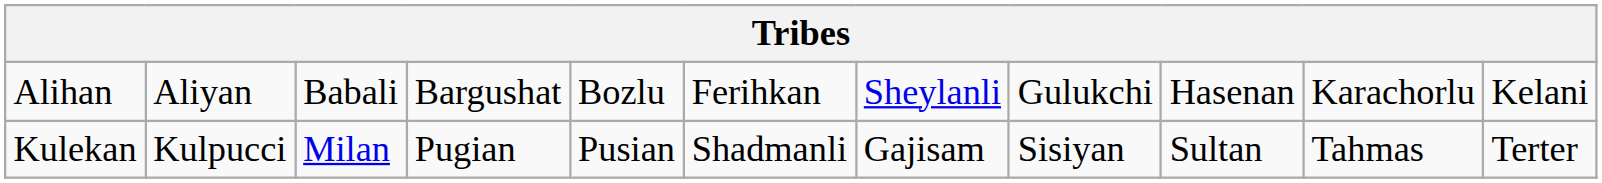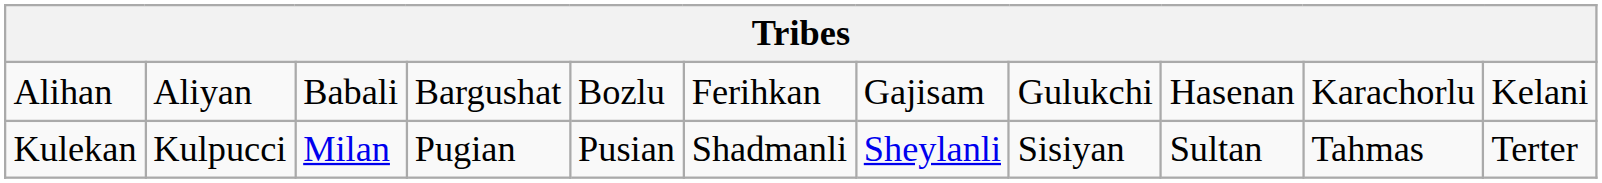(932, 90) Sheylanli -> (924, 90) Gajisam
(924, 148) Gajisam -> (932, 148) Sheylanli
